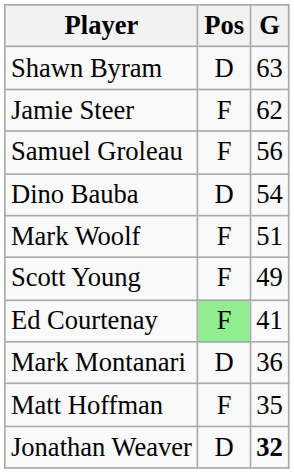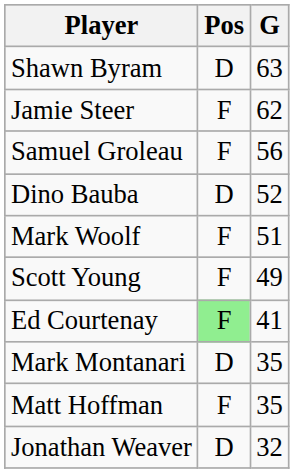(270, 194) 54 -> (270, 194) 52
(270, 362) 36 -> (270, 362) 35
(270, 446) bold -> (270, 446) normal
